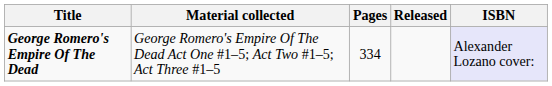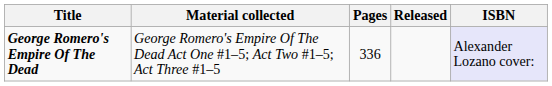(370, 53) 334 -> (370, 53) 336
